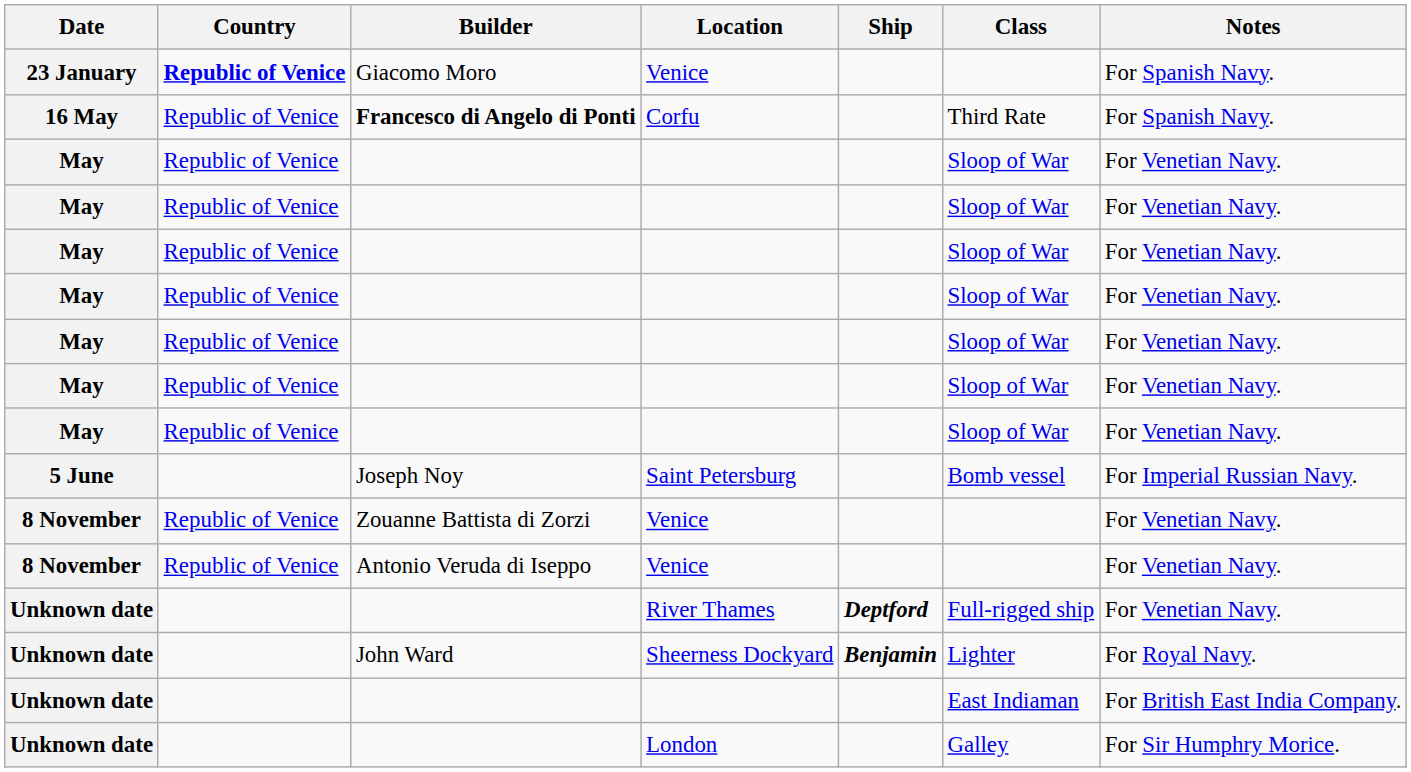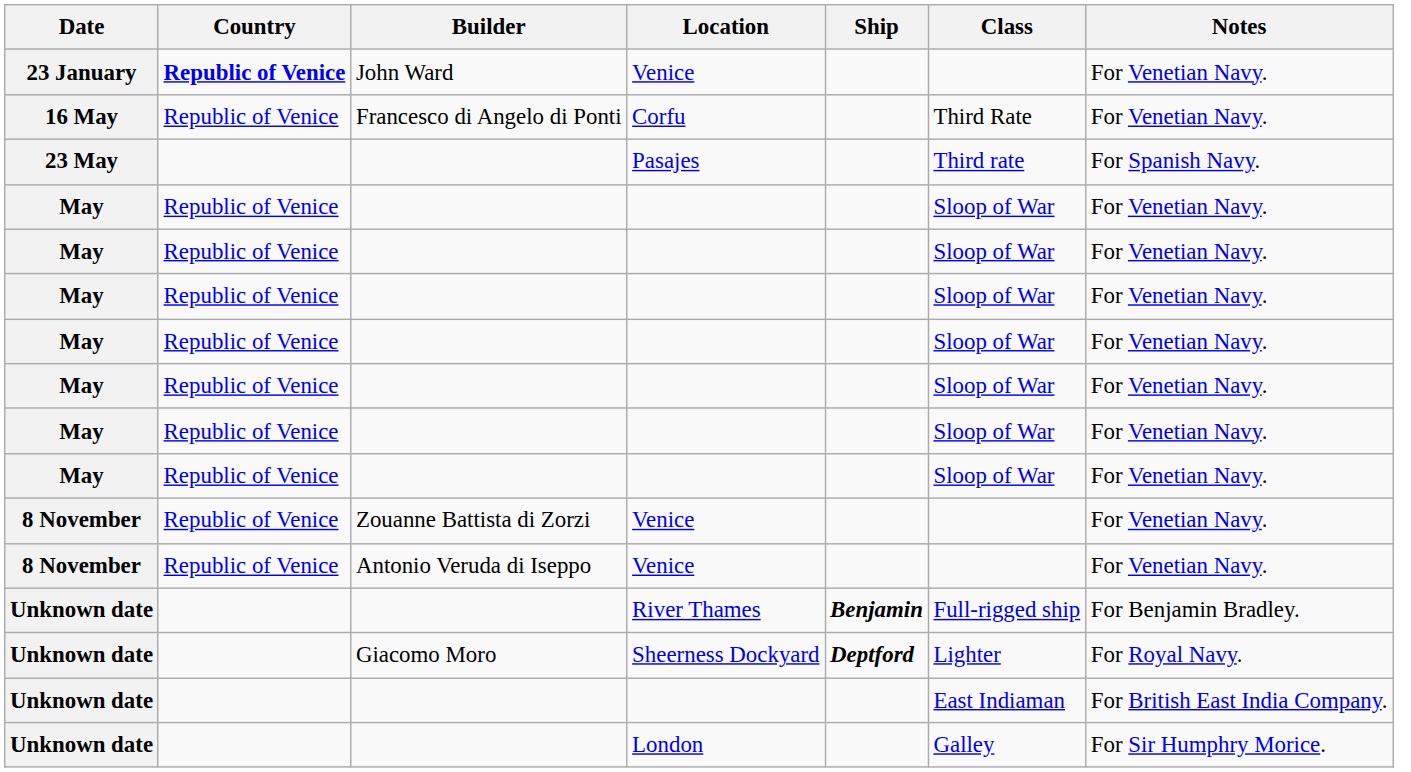(426, 71) Giacomo Moro -> (405, 71) John Ward
(1190, 71) For Spanish Navy. -> (1179, 71) For Venetian Navy.
(496, 116) bold -> (489, 116) normal
(1190, 116) For Spanish Navy. -> (1179, 116) For Venetian Navy.
+ row: (81, 161)
- row: (82, 475)
(886, 610) Deptford -> (877, 610) Benjamin
(1193, 610) For Venetian Navy. -> (1195, 610) For Benjamin Bradley.
(405, 655) John Ward -> (426, 655) Giacomo Moro
(891, 655) Benjamin -> (872, 655) Deptford
